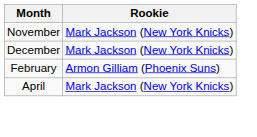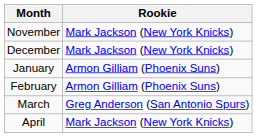+ row: (34, 68)
+ row: (34, 104)
